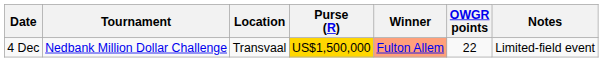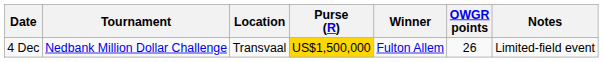(410, 48) lightsalmon background -> (410, 48) no background
(470, 48) 22 -> (470, 48) 26
